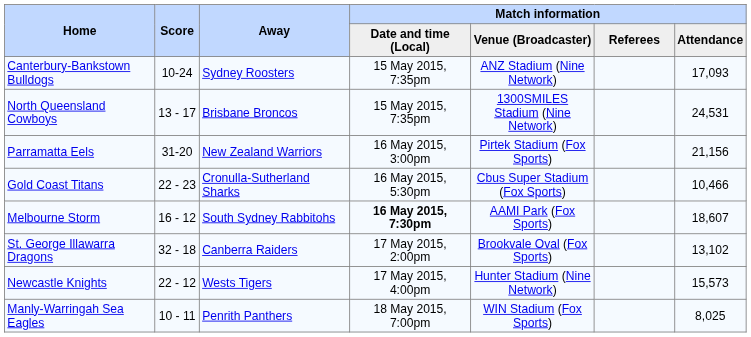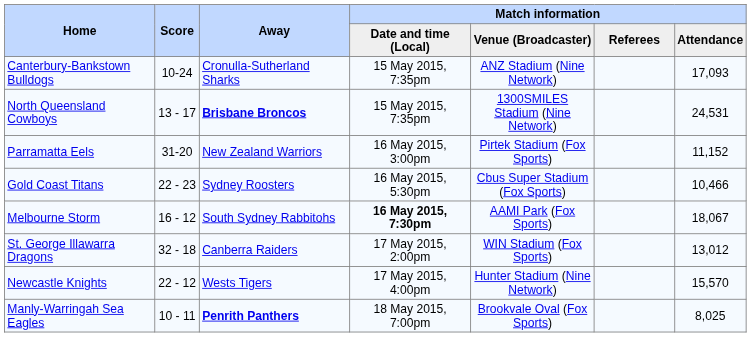(248, 73) Sydney Roosters -> (256, 73) Cronulla-Sutherland Sharks
(250, 112) normal -> (254, 112) bold
(710, 152) 21,156 -> (710, 152) 11,152
(256, 185) Cronulla-Sutherland Sharks -> (248, 185) Sydney Roosters
(710, 217) 18,607 -> (710, 217) 18,067
(533, 250) Brookvale Oval (Fox Sports) -> (533, 250) WIN Stadium (Fox Sports)
(710, 250) 13,102 -> (710, 250) 13,012
(710, 283) 15,573 -> (710, 283) 15,570
(247, 316) normal -> (251, 316) bold
(533, 316) WIN Stadium (Fox Sports) -> (533, 316) Brookvale Oval (Fox Sports)
